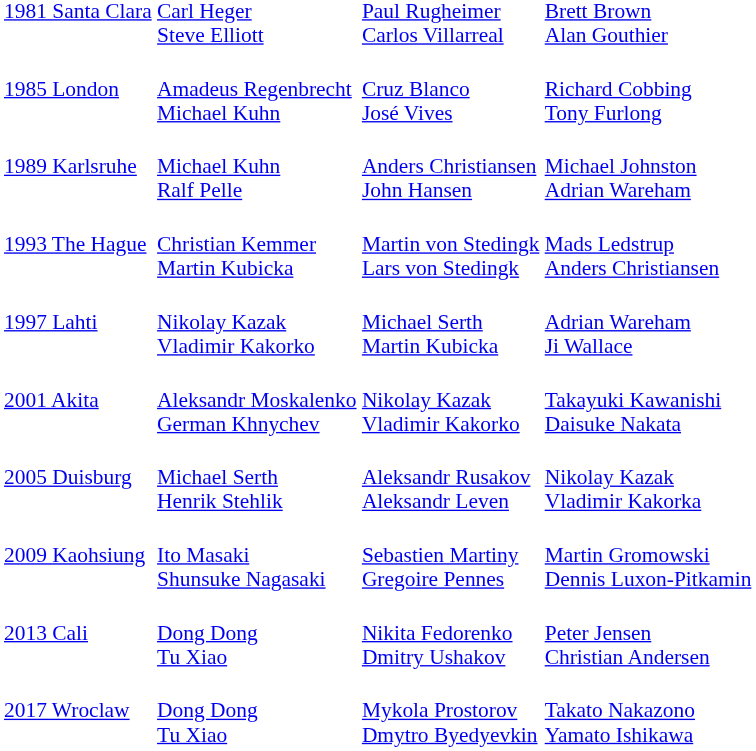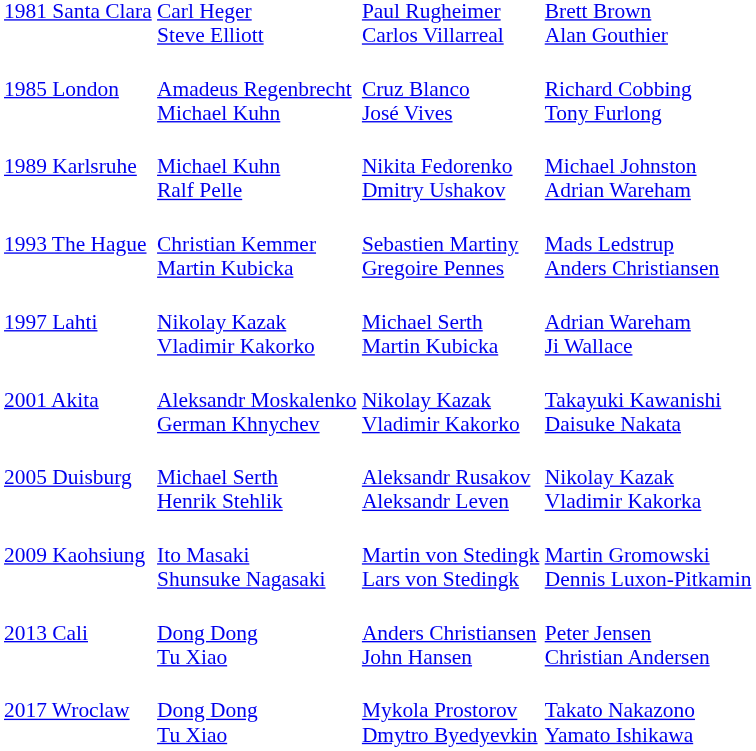(449, 178) Anders Christiansen John Hansen -> (437, 178) Nikita Fedorenko Dmitry Ushakov
(451, 256) Martin von Stedingk Lars von Stedingk -> (440, 256) Sebastien Martiny Gregoire Pennes
(440, 567) Sebastien Martiny Gregoire Pennes -> (451, 567) Martin von Stedingk Lars von Stedingk
(437, 644) Nikita Fedorenko Dmitry Ushakov -> (449, 644) Anders Christiansen John Hansen
